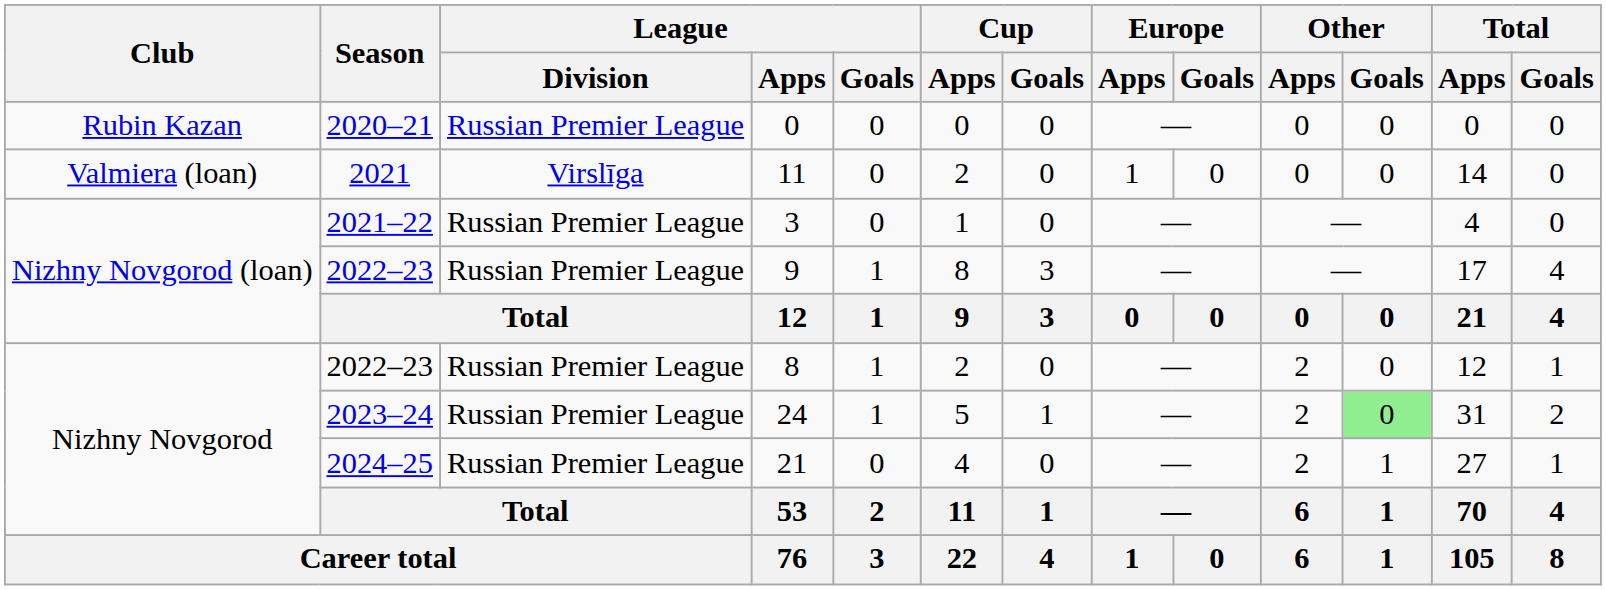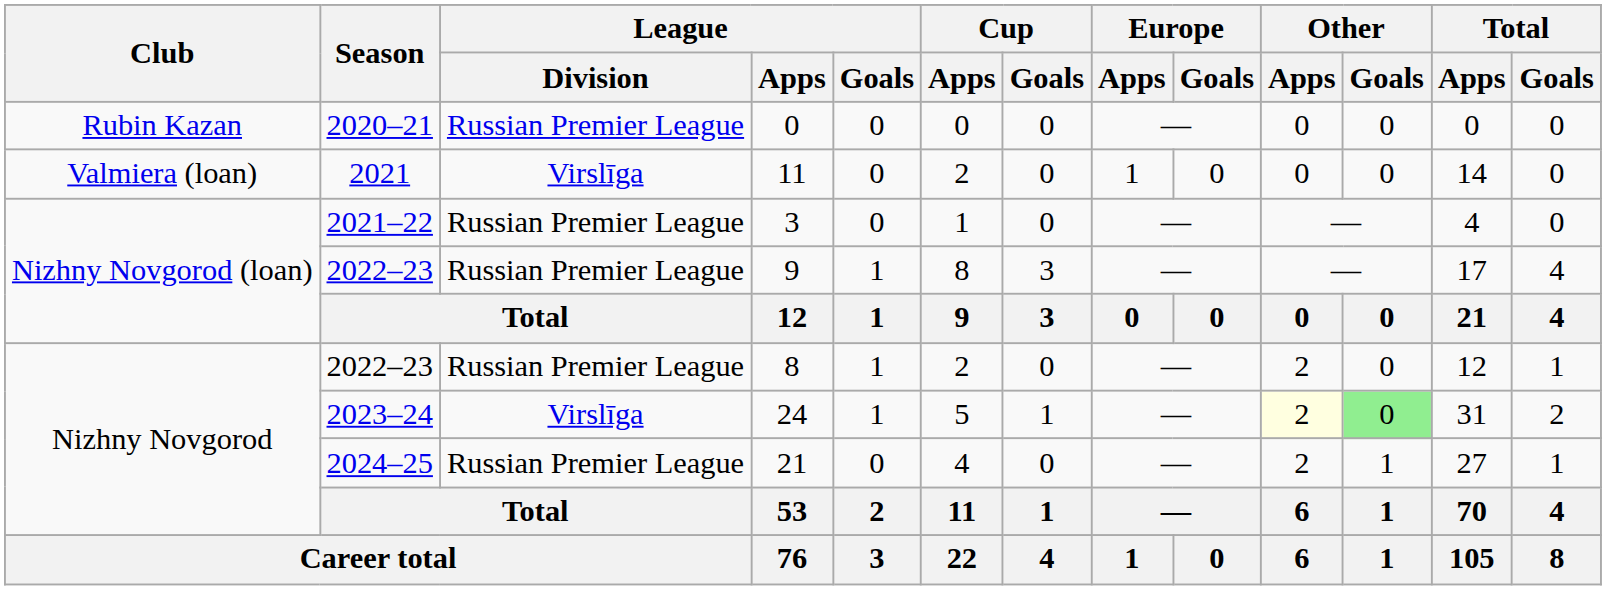(596, 414) Russian Premier League -> (596, 414) Virslīga
(1302, 414) no background -> (1302, 414) lightyellow background
